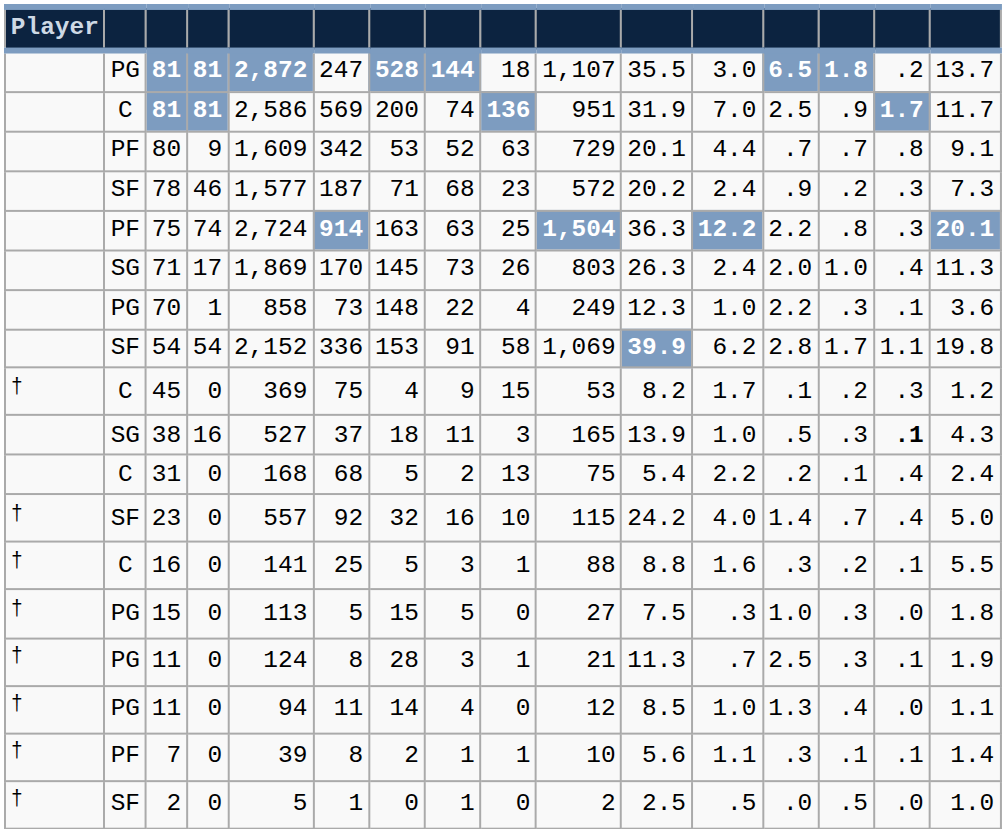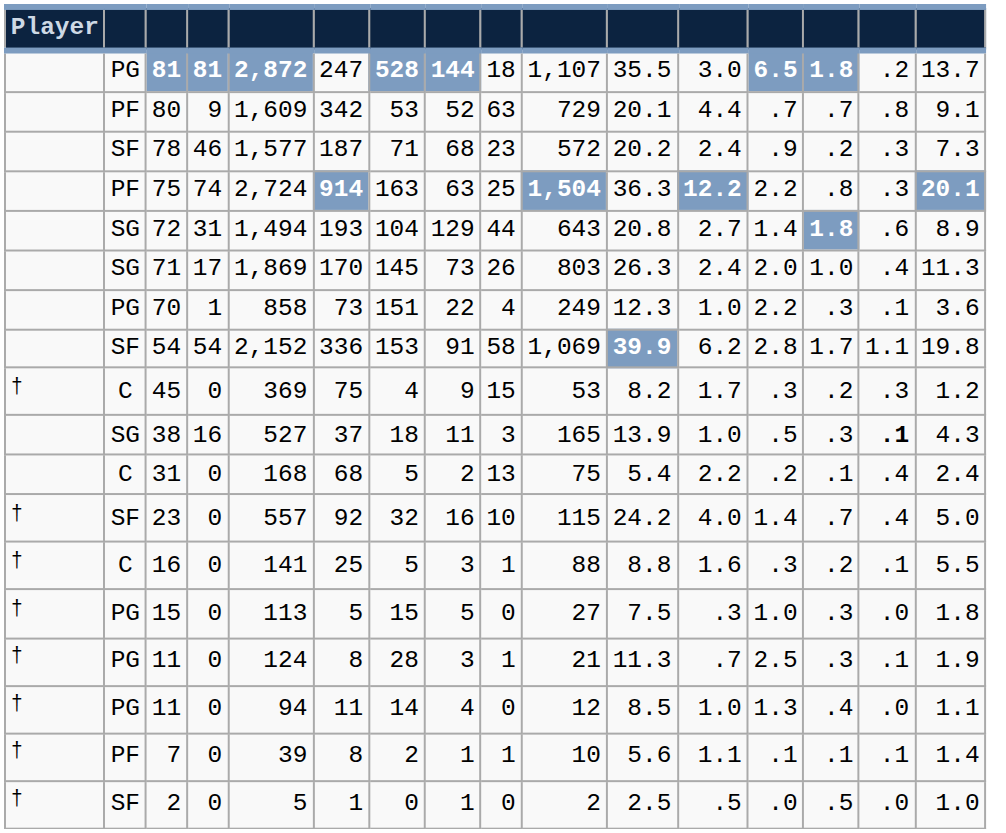- row: (125, 112)
+ row: (125, 230)
(397, 309) 148 -> (397, 309) 151
(798, 392) .1 -> (783, 392) .3
(798, 757) .3 -> (783, 757) .1
